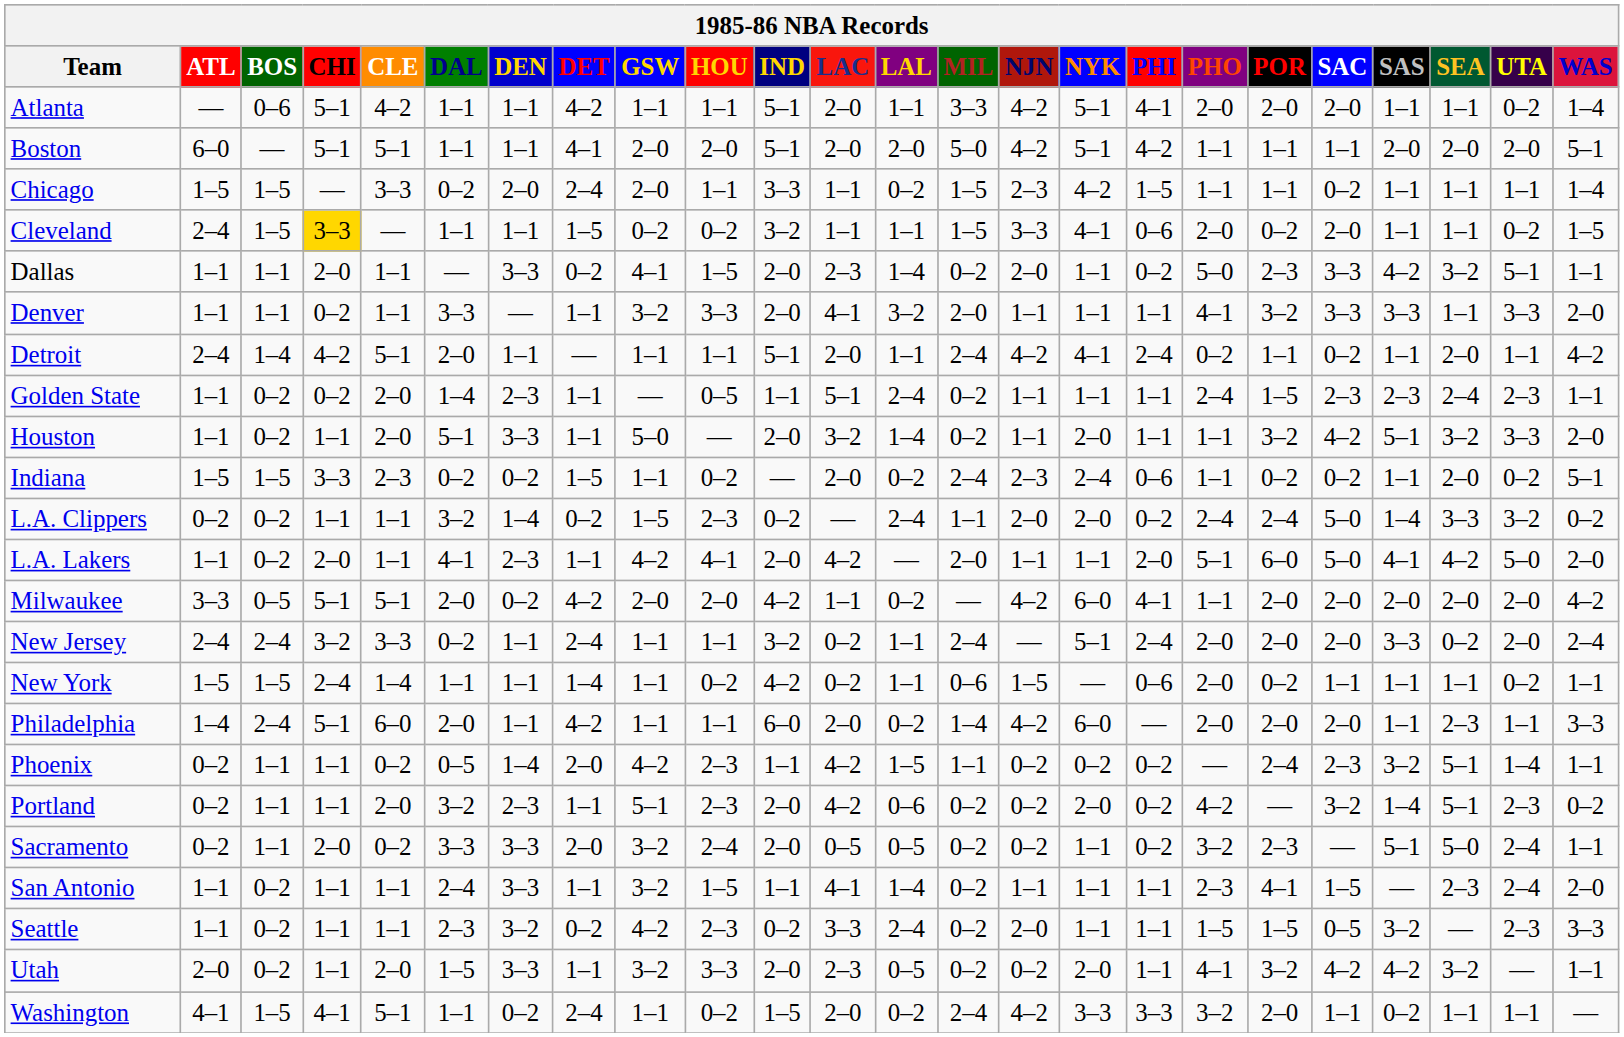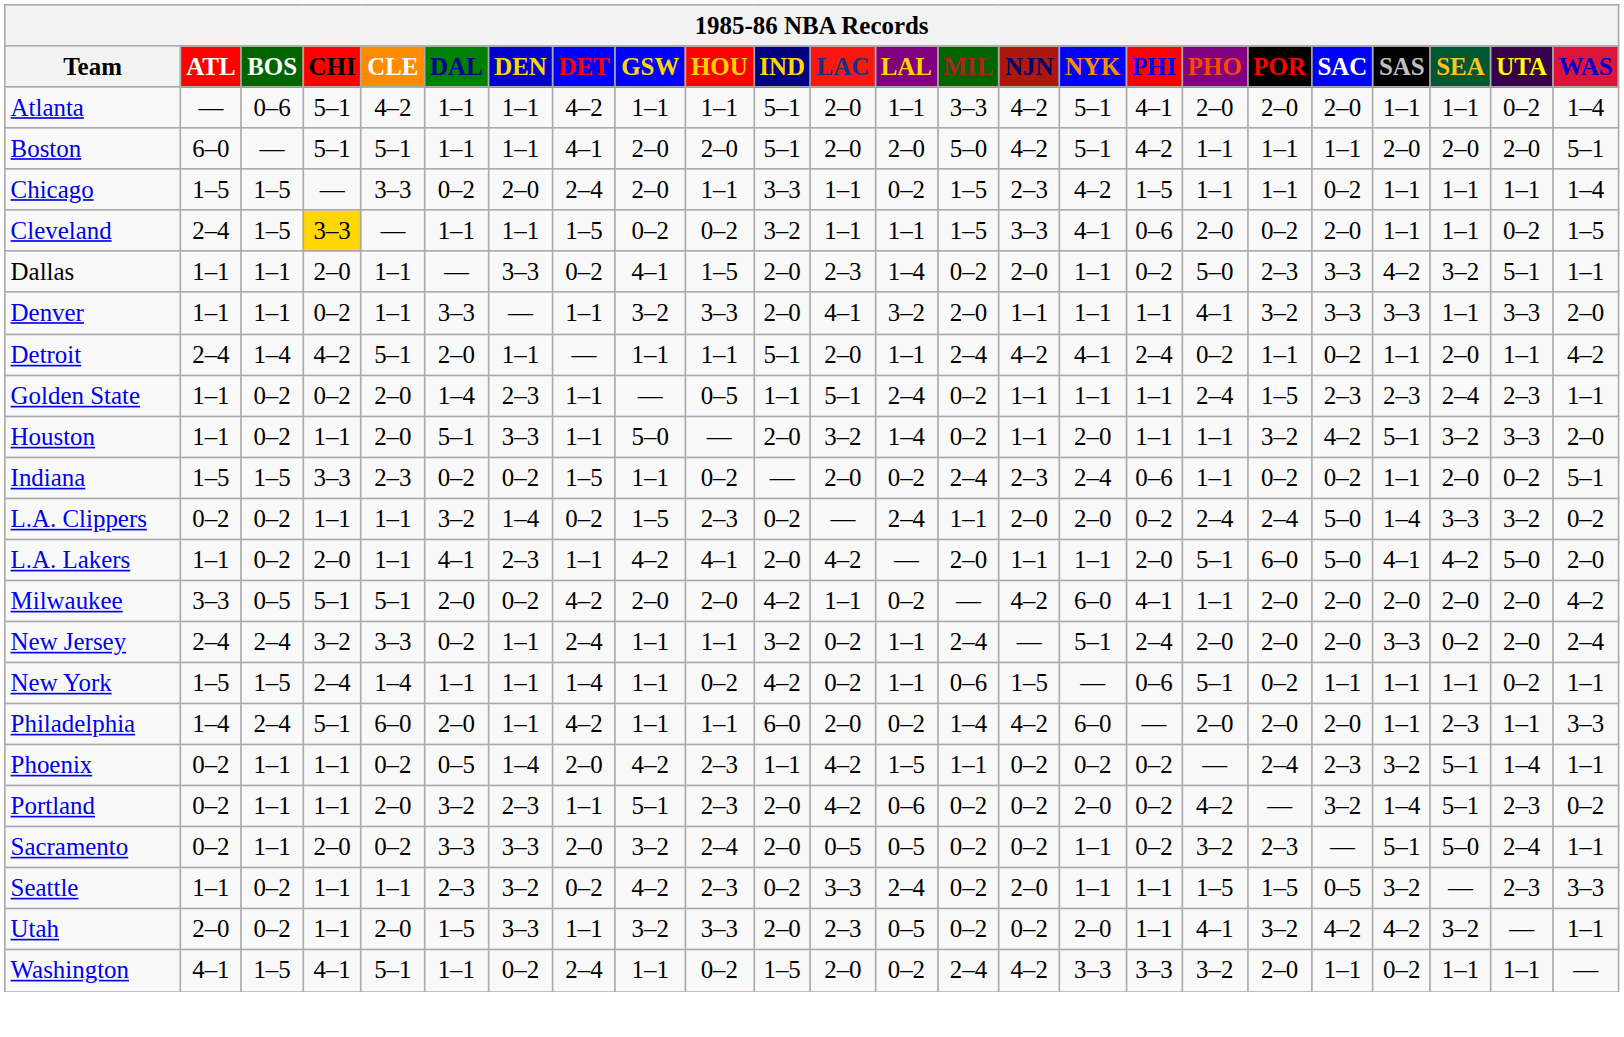(1215, 682) 2–0 -> (1215, 682) 5–1
- row: (73, 888)
